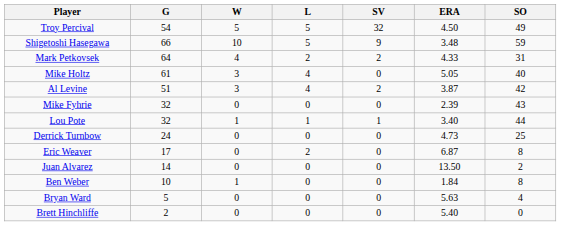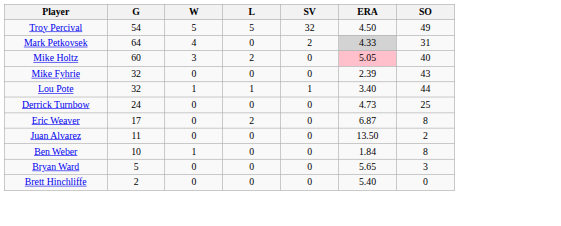- row: (67, 43)
(308, 58) 2 -> (252, 43) 0
(450, 58) no background -> (368, 43) lightgrey background
(166, 74) 61 -> (136, 58) 60
(308, 74) 4 -> (252, 58) 2
(450, 74) no background -> (368, 58) pink background
- row: (67, 89)
(166, 167) 14 -> (136, 136) 11
(450, 197) 5.63 -> (368, 167) 5.65
(520, 197) 4 -> (425, 167) 3
